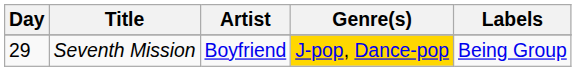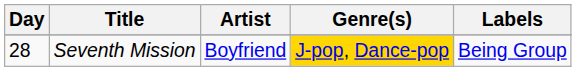(20, 50) 29 -> (20, 50) 28
